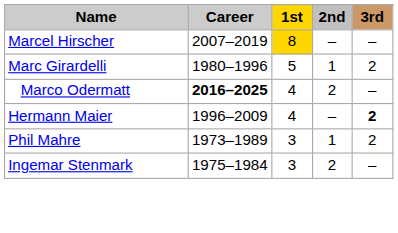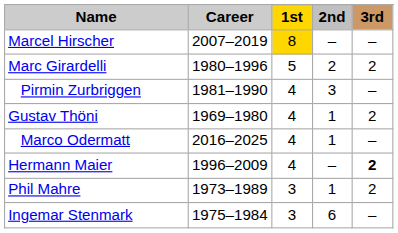(332, 66) 1 -> (332, 66) 2
+ row: (75, 90)
+ row: (53, 115)
(230, 90) bold -> (230, 140) normal
(332, 90) 2 -> (332, 140) 1
(332, 165) 2 -> (332, 214) 6
